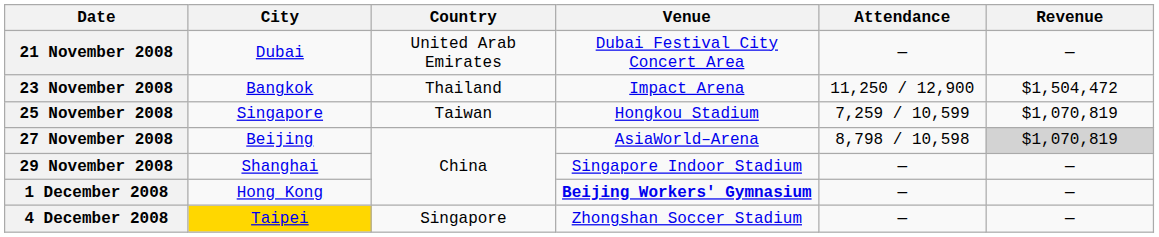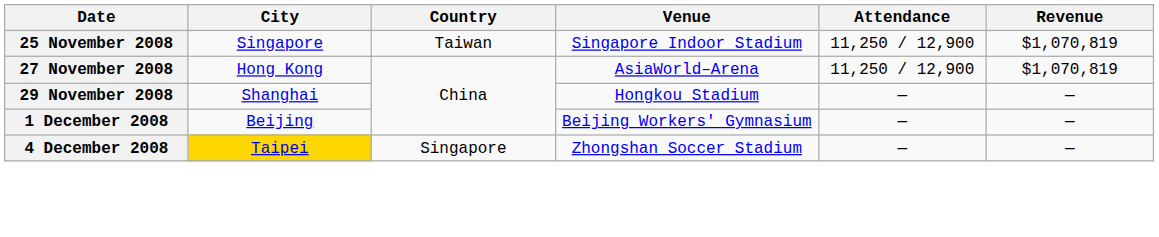- row: (96, 53)
- row: (96, 88)
(687, 114) Hongkou Stadium -> (687, 44) Singapore Indoor Stadium
(902, 114) 7,259 / 10,599 -> (902, 44) 11,250 / 12,900
(280, 140) Beijing -> (280, 70) Hong Kong
(902, 140) 8,798 / 10,598 -> (902, 70) 11,250 / 12,900
(1070, 140) lightgrey background -> (1070, 70) no background
(687, 166) Singapore Indoor Stadium -> (687, 96) Hongkou Stadium
(280, 192) Hong Kong -> (280, 122) Beijing
(687, 192) bold -> (687, 122) normal
